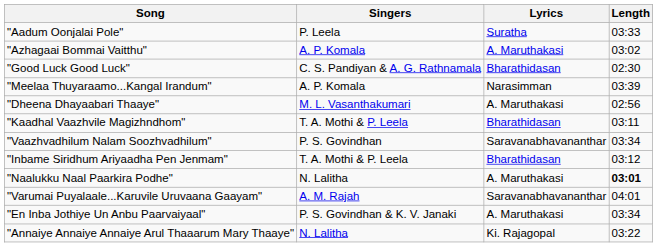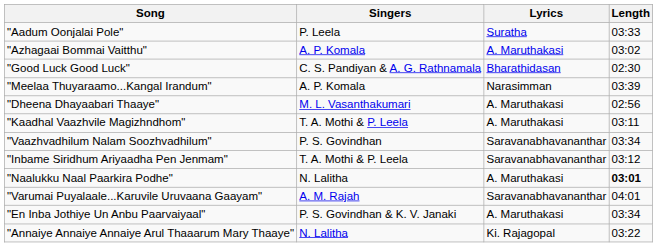(524, 123) Bharathidasan -> (525, 123) A. Maruthakasi
(524, 159) Bharathidasan -> (546, 159) Saravanabhavananthar
